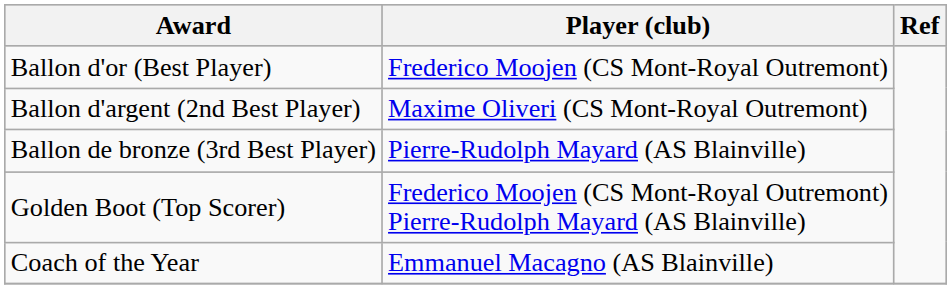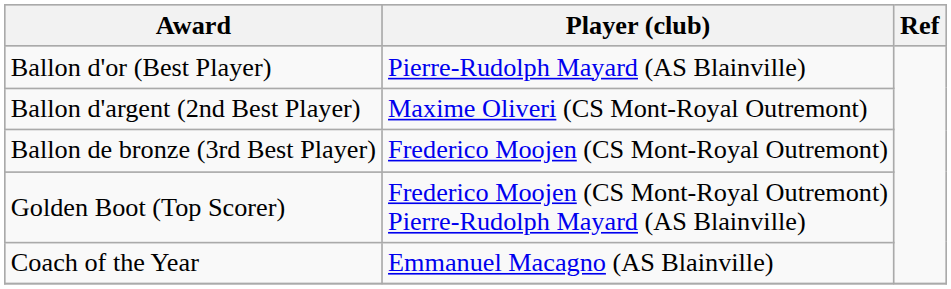(638, 66) Frederico Moojen (CS Mont-Royal Outremont) -> (597, 66) Pierre-Rudolph Mayard (AS Blainville)
(597, 150) Pierre-Rudolph Mayard (AS Blainville) -> (638, 150) Frederico Moojen (CS Mont-Royal Outremont)
